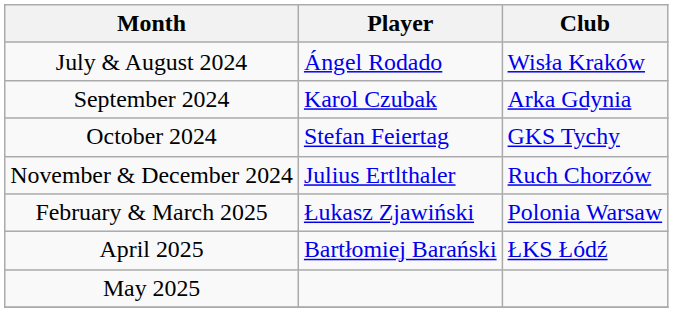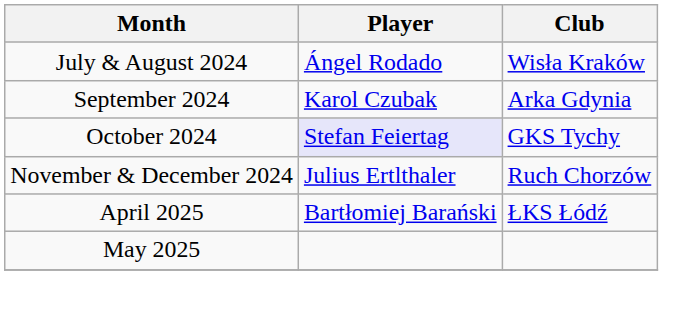(376, 136) no background -> (376, 136) lavender background
- row: (152, 212)
